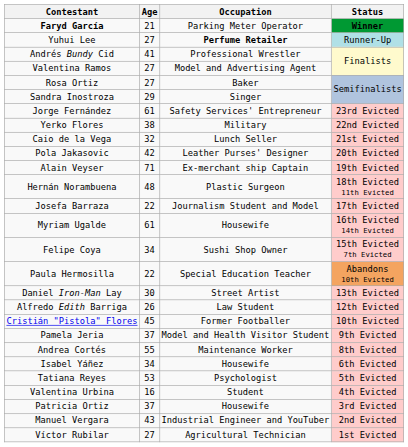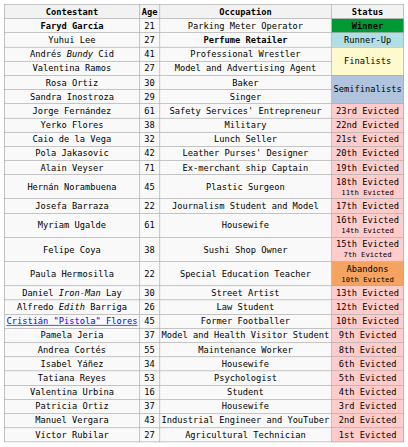(150, 82) 27 -> (150, 82) 30
(150, 187) 48 -> (150, 187) 45
(150, 249) 34 -> (150, 249) 38
